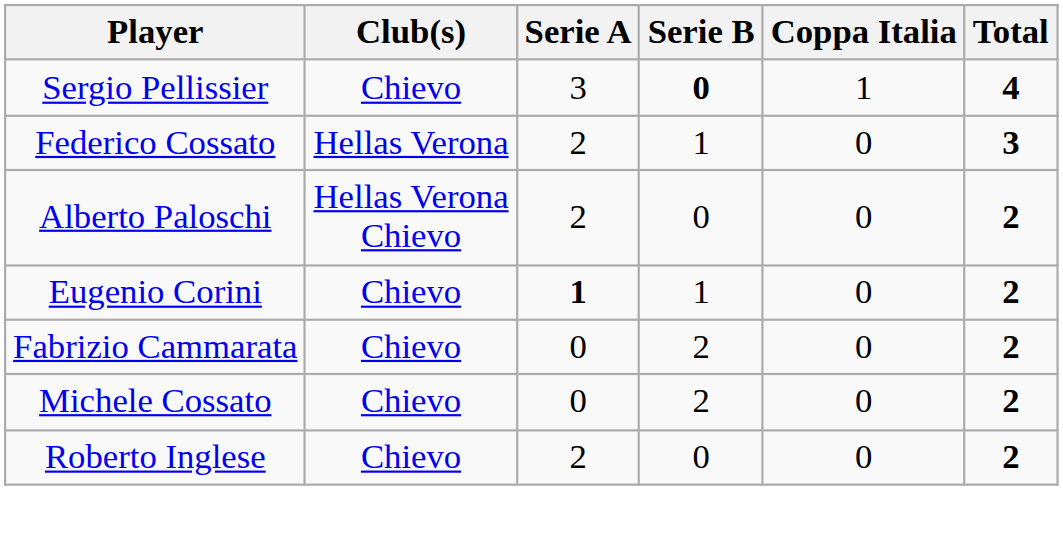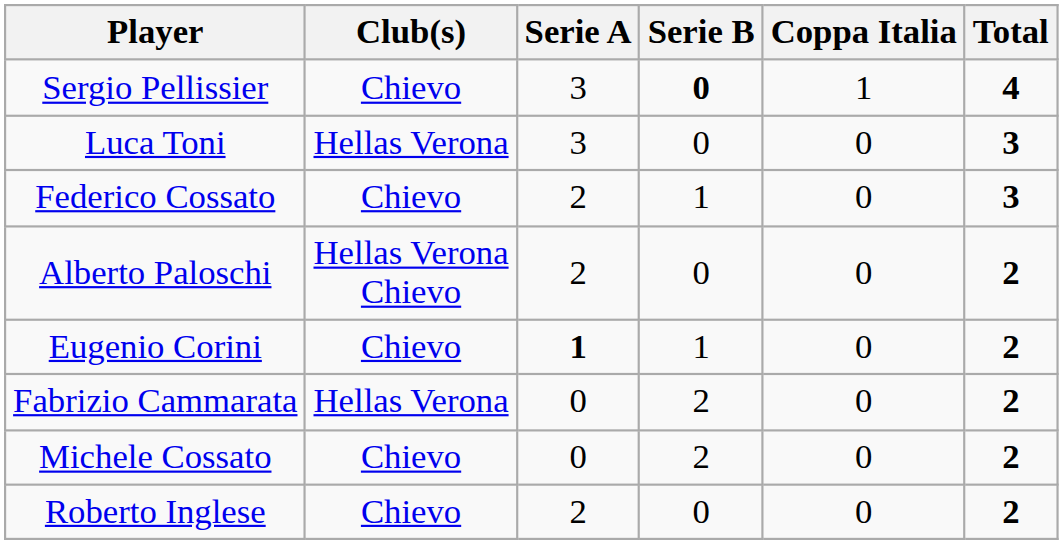+ row: (155, 142)
(411, 142) Hellas Verona -> (411, 197) Chievo
(411, 346) Chievo -> (411, 401) Hellas Verona
